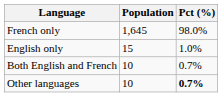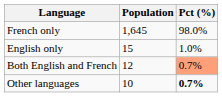(128, 65) 10 -> (128, 65) 12
(190, 65) no background -> (190, 65) lightsalmon background
